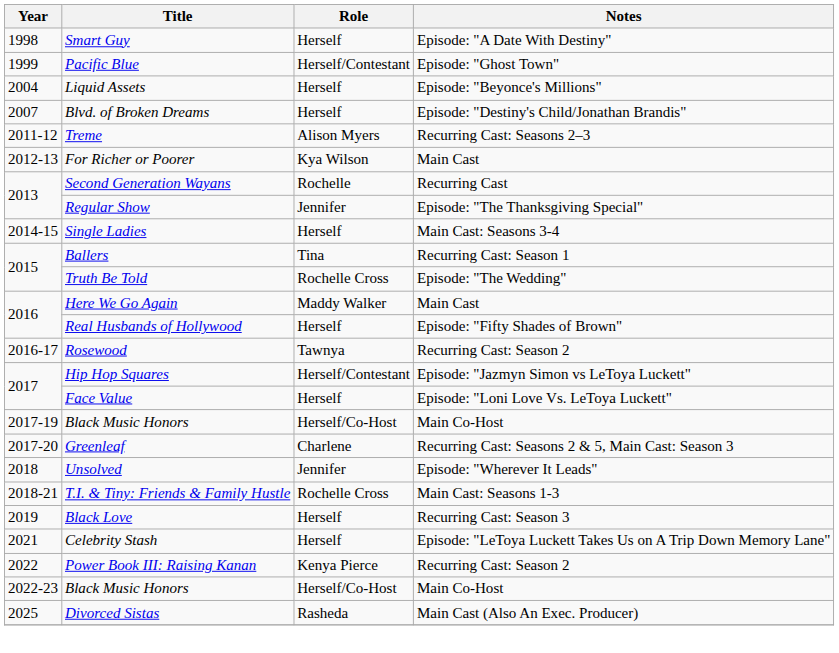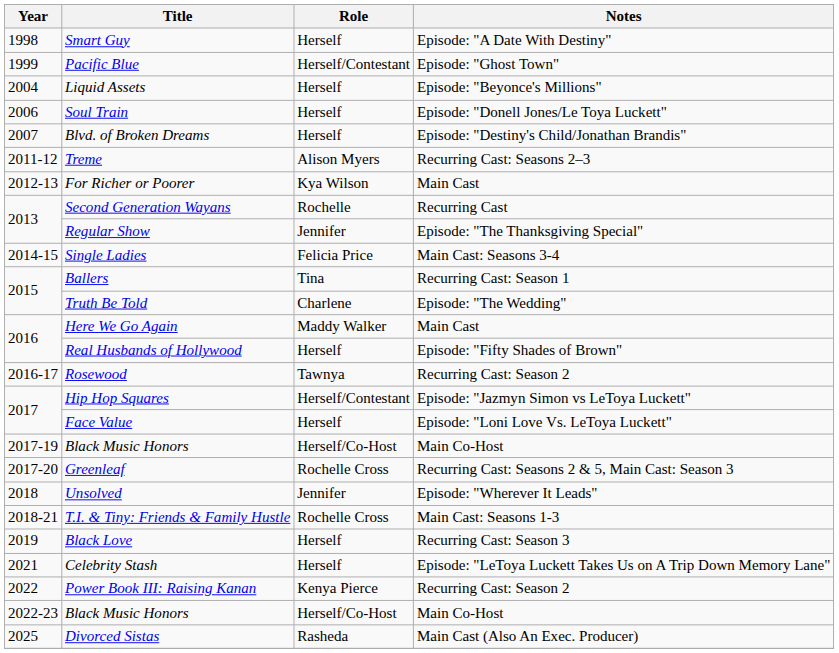+ row: (23, 111)
(319, 231) Herself -> (335, 254) Felicia Price
(343, 278) Rochelle Cross -> (324, 302) Charlene
(324, 445) Charlene -> (343, 469) Rochelle Cross
